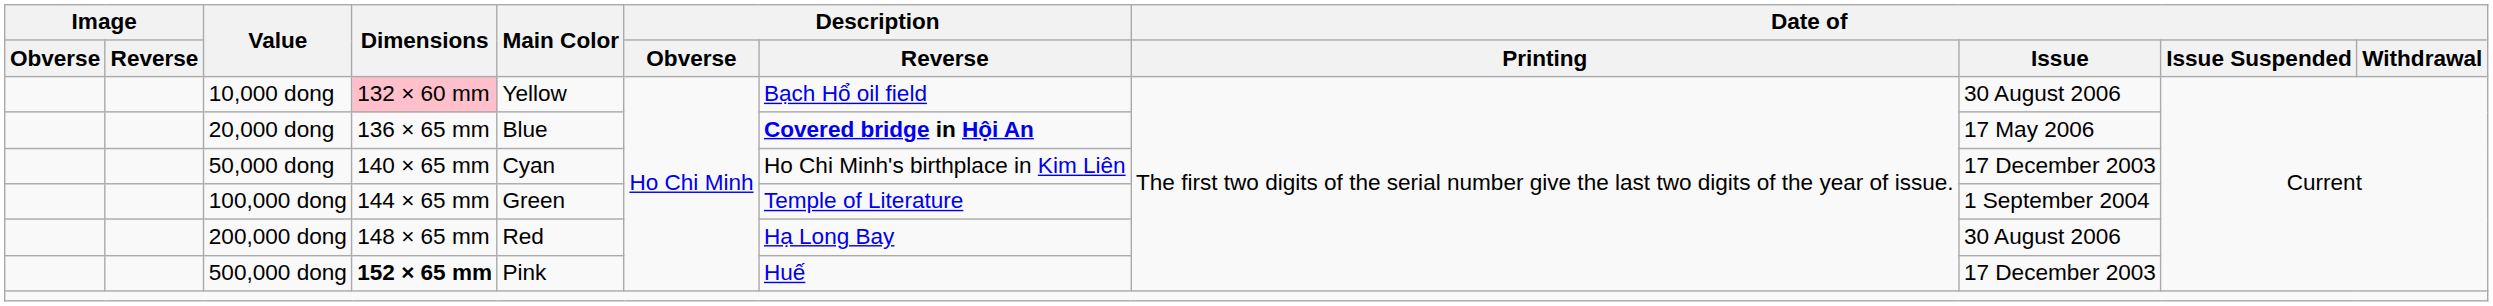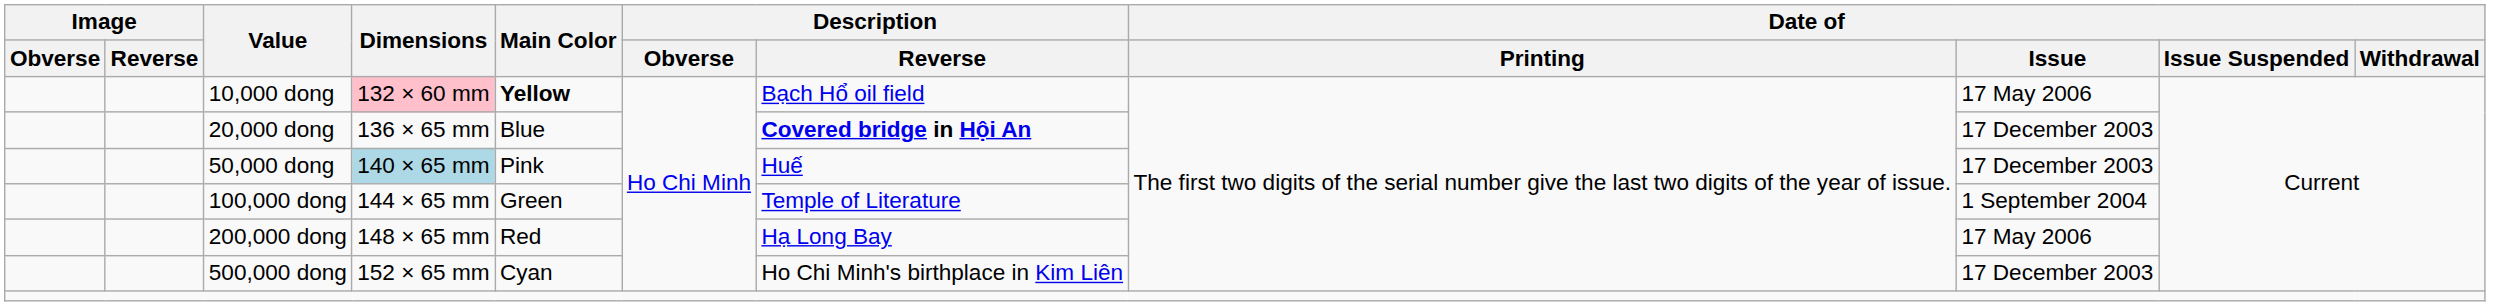(535, 93) normal -> (535, 93) bold
(2042, 93) 30 August 2006 -> (2027, 93) 17 May 2006
(2029, 129) 17 May 2006 -> (2057, 129) 17 December 2003
(423, 165) no background -> (423, 165) lightblue background
(529, 165) Cyan -> (522, 165) Pink
(945, 165) Ho Chi Minh's birthplace in Kim Liên -> (782, 165) Huế
(2042, 237) 30 August 2006 -> (2027, 237) 17 May 2006
(425, 272) bold -> (423, 272) normal
(524, 272) Pink -> (526, 272) Cyan
(785, 272) Huế -> (942, 272) Ho Chi Minh's birthplace in Kim Liên
